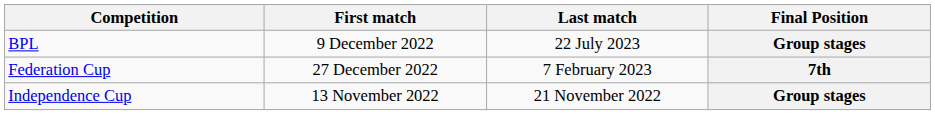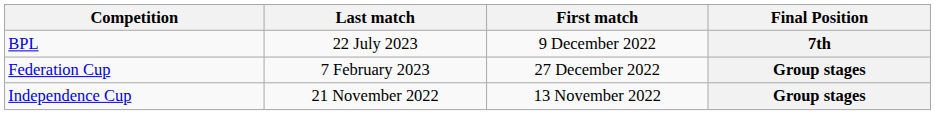columns swapped: (375, 17) <-> (597, 17)
(819, 43) Group stages -> (819, 43) 7th
(819, 69) 7th -> (819, 69) Group stages
